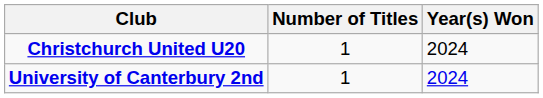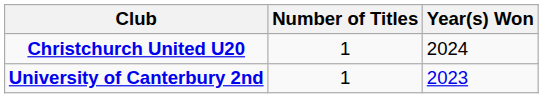(447, 78) 2024 -> (447, 78) 2023
